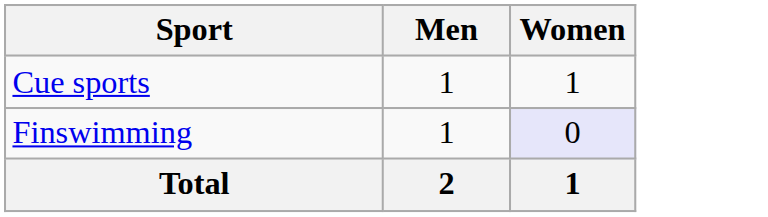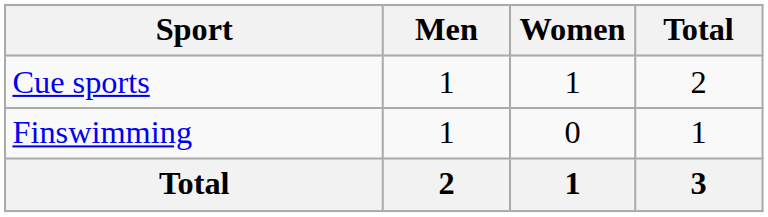+ column: (698, 30)
(573, 132) lavender background -> (573, 132) no background
